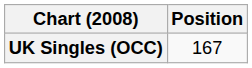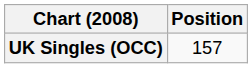(207, 47) 167 -> (207, 47) 157
